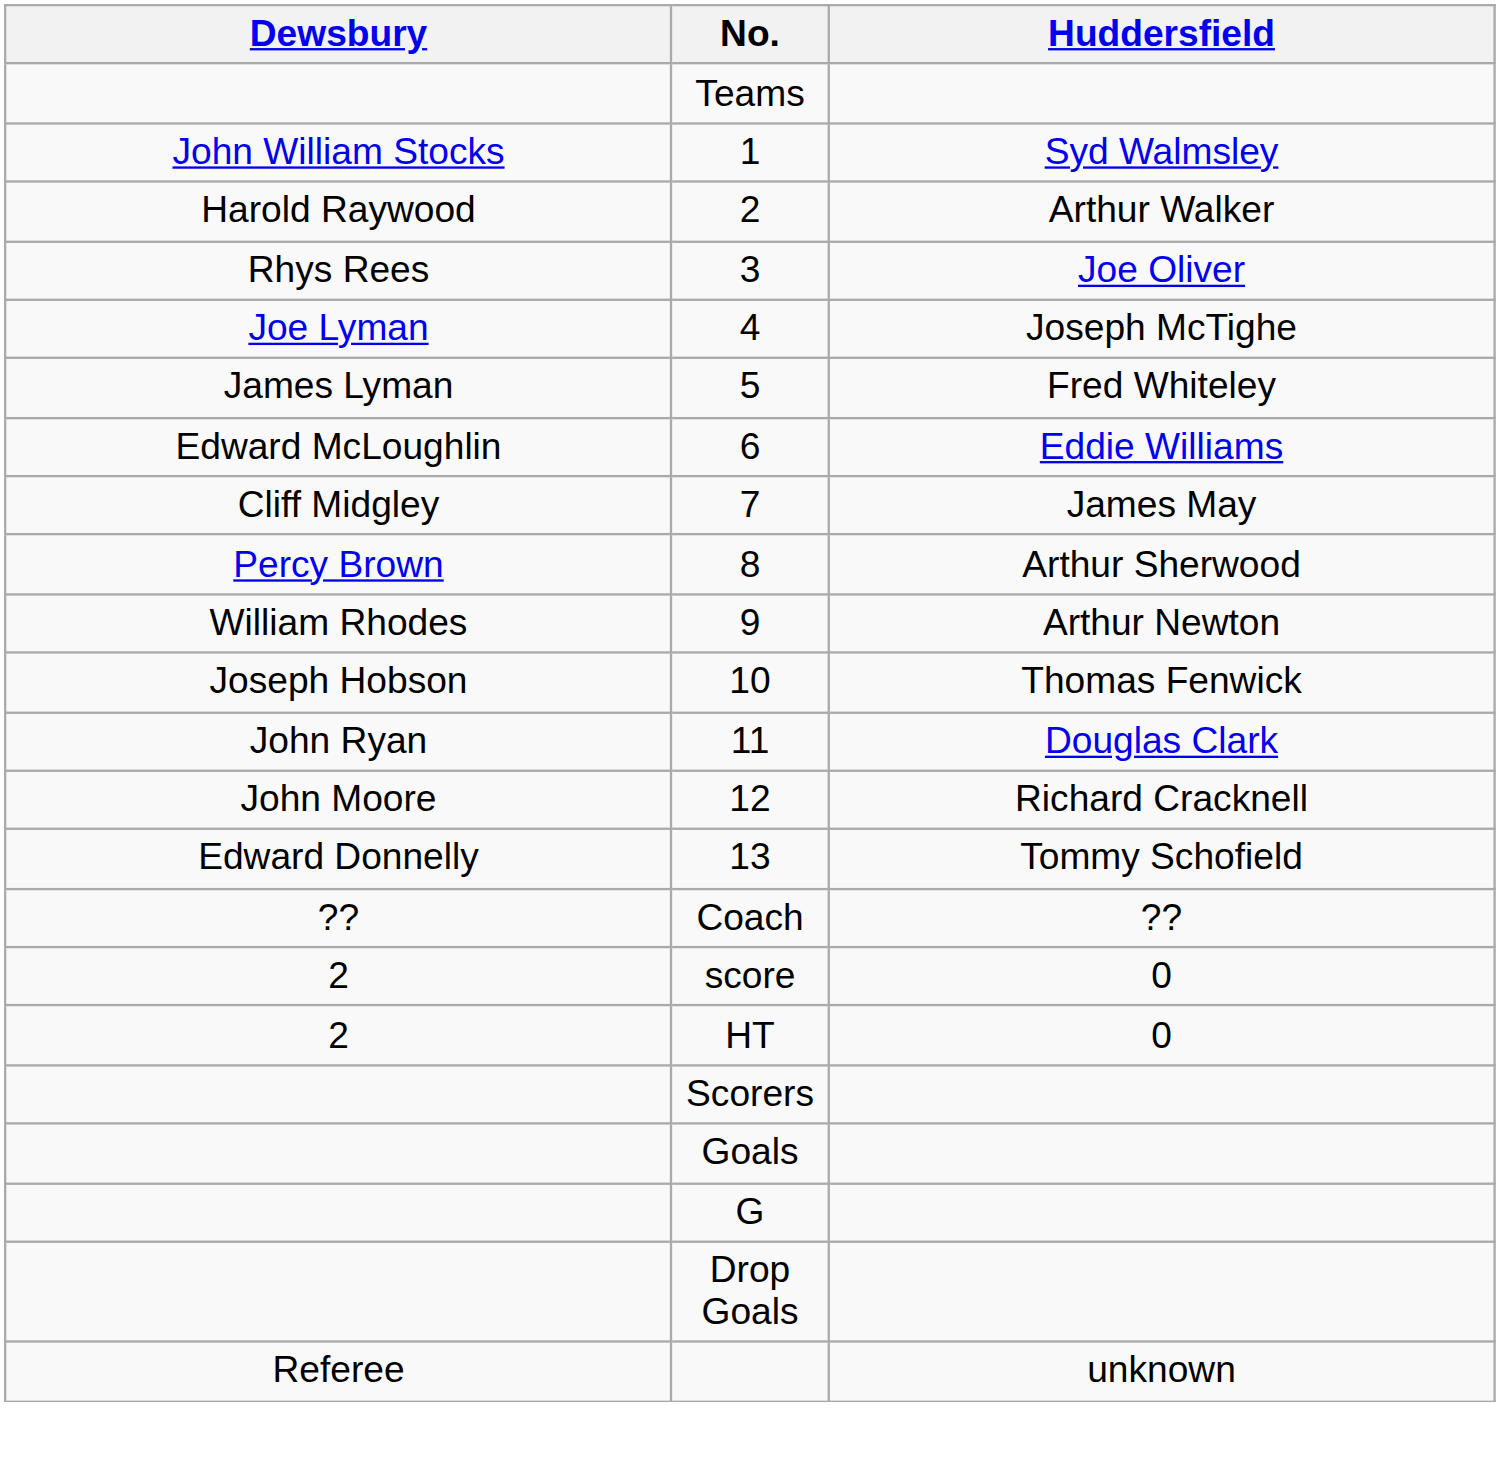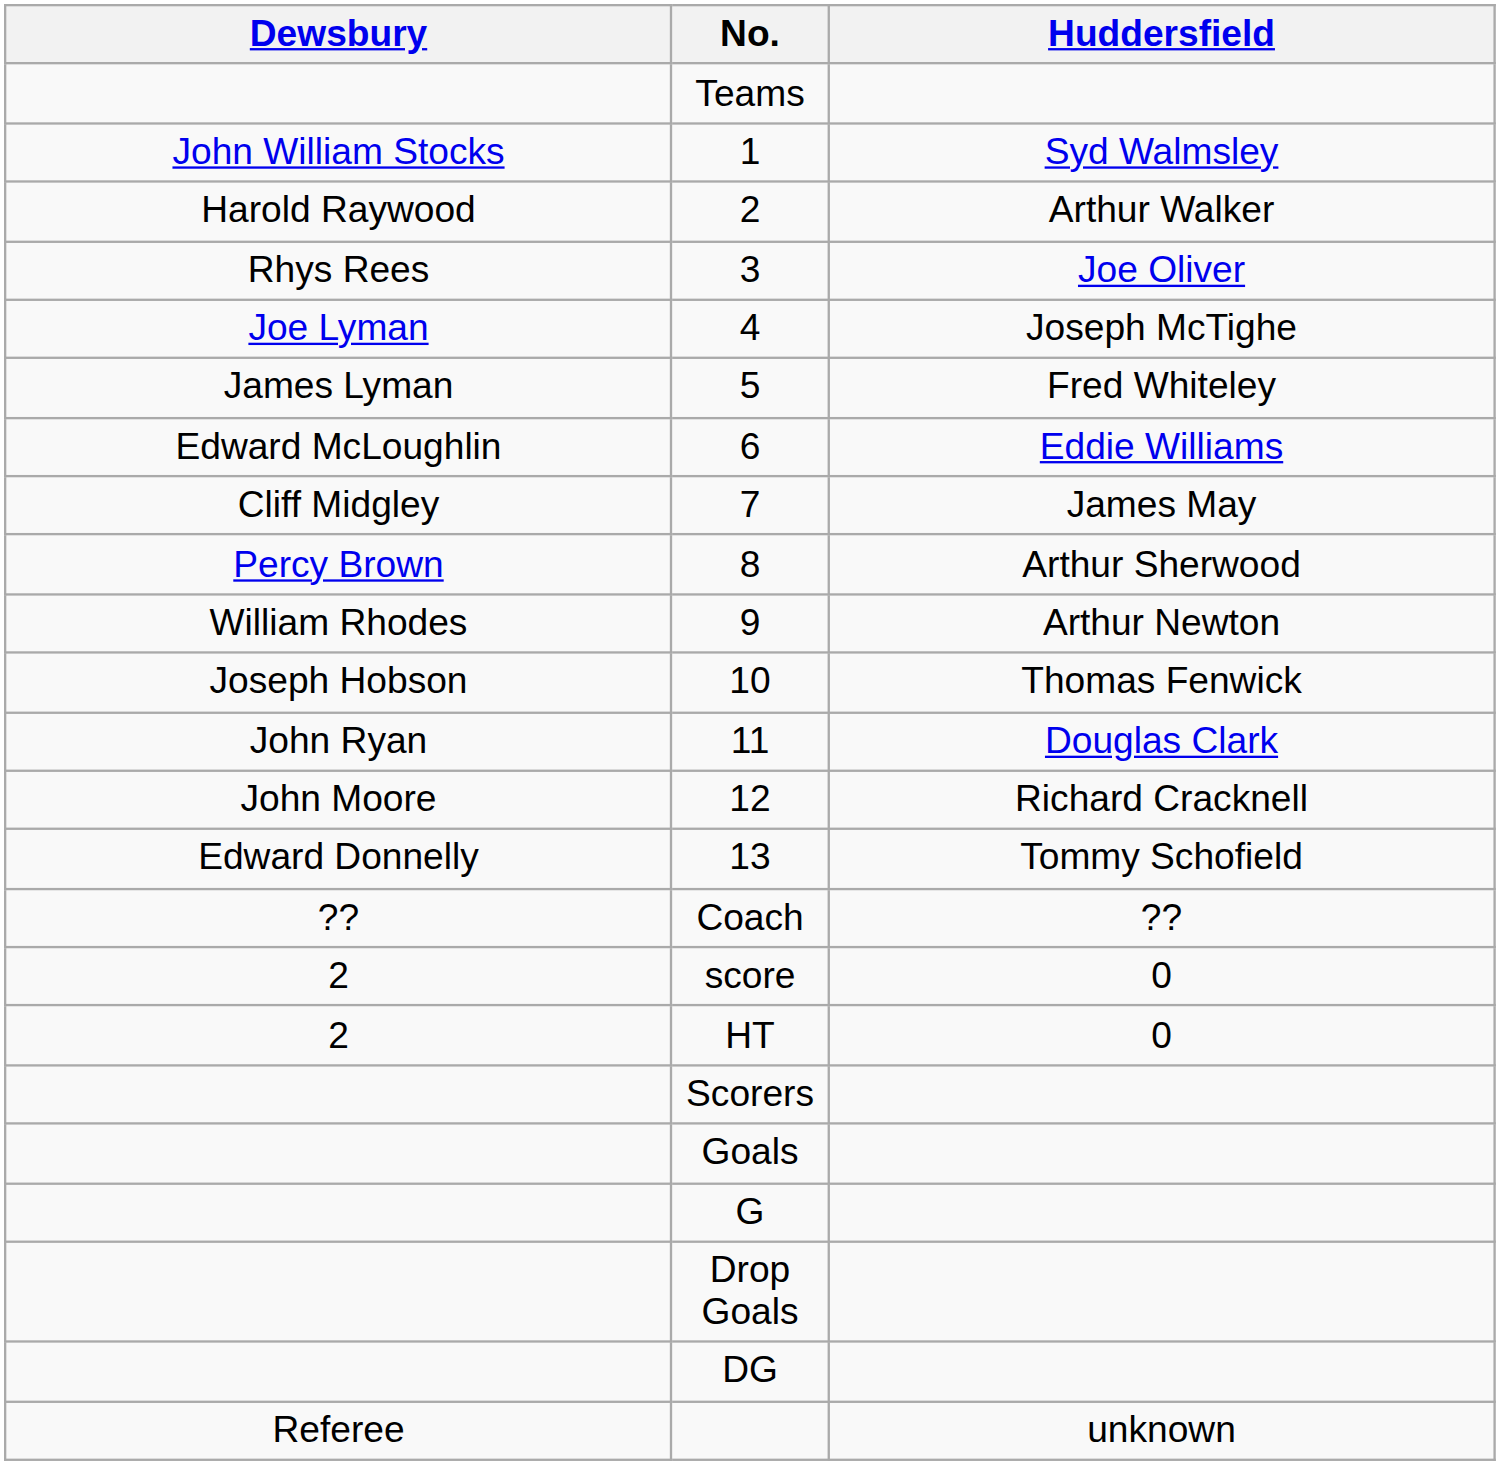+ row: (750, 1370)
